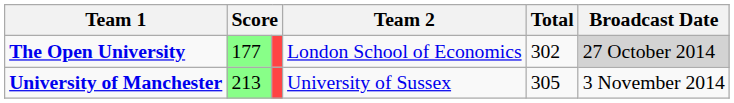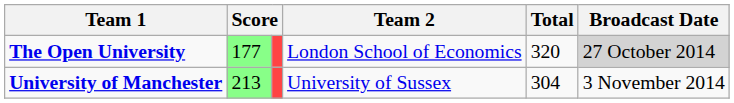(545, 51) 302 -> (545, 51) 320
(545, 82) 305 -> (545, 82) 304
